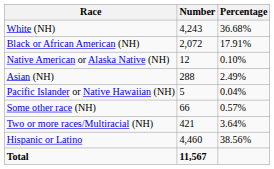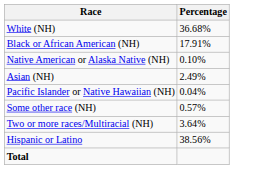- column: (197, 12)
